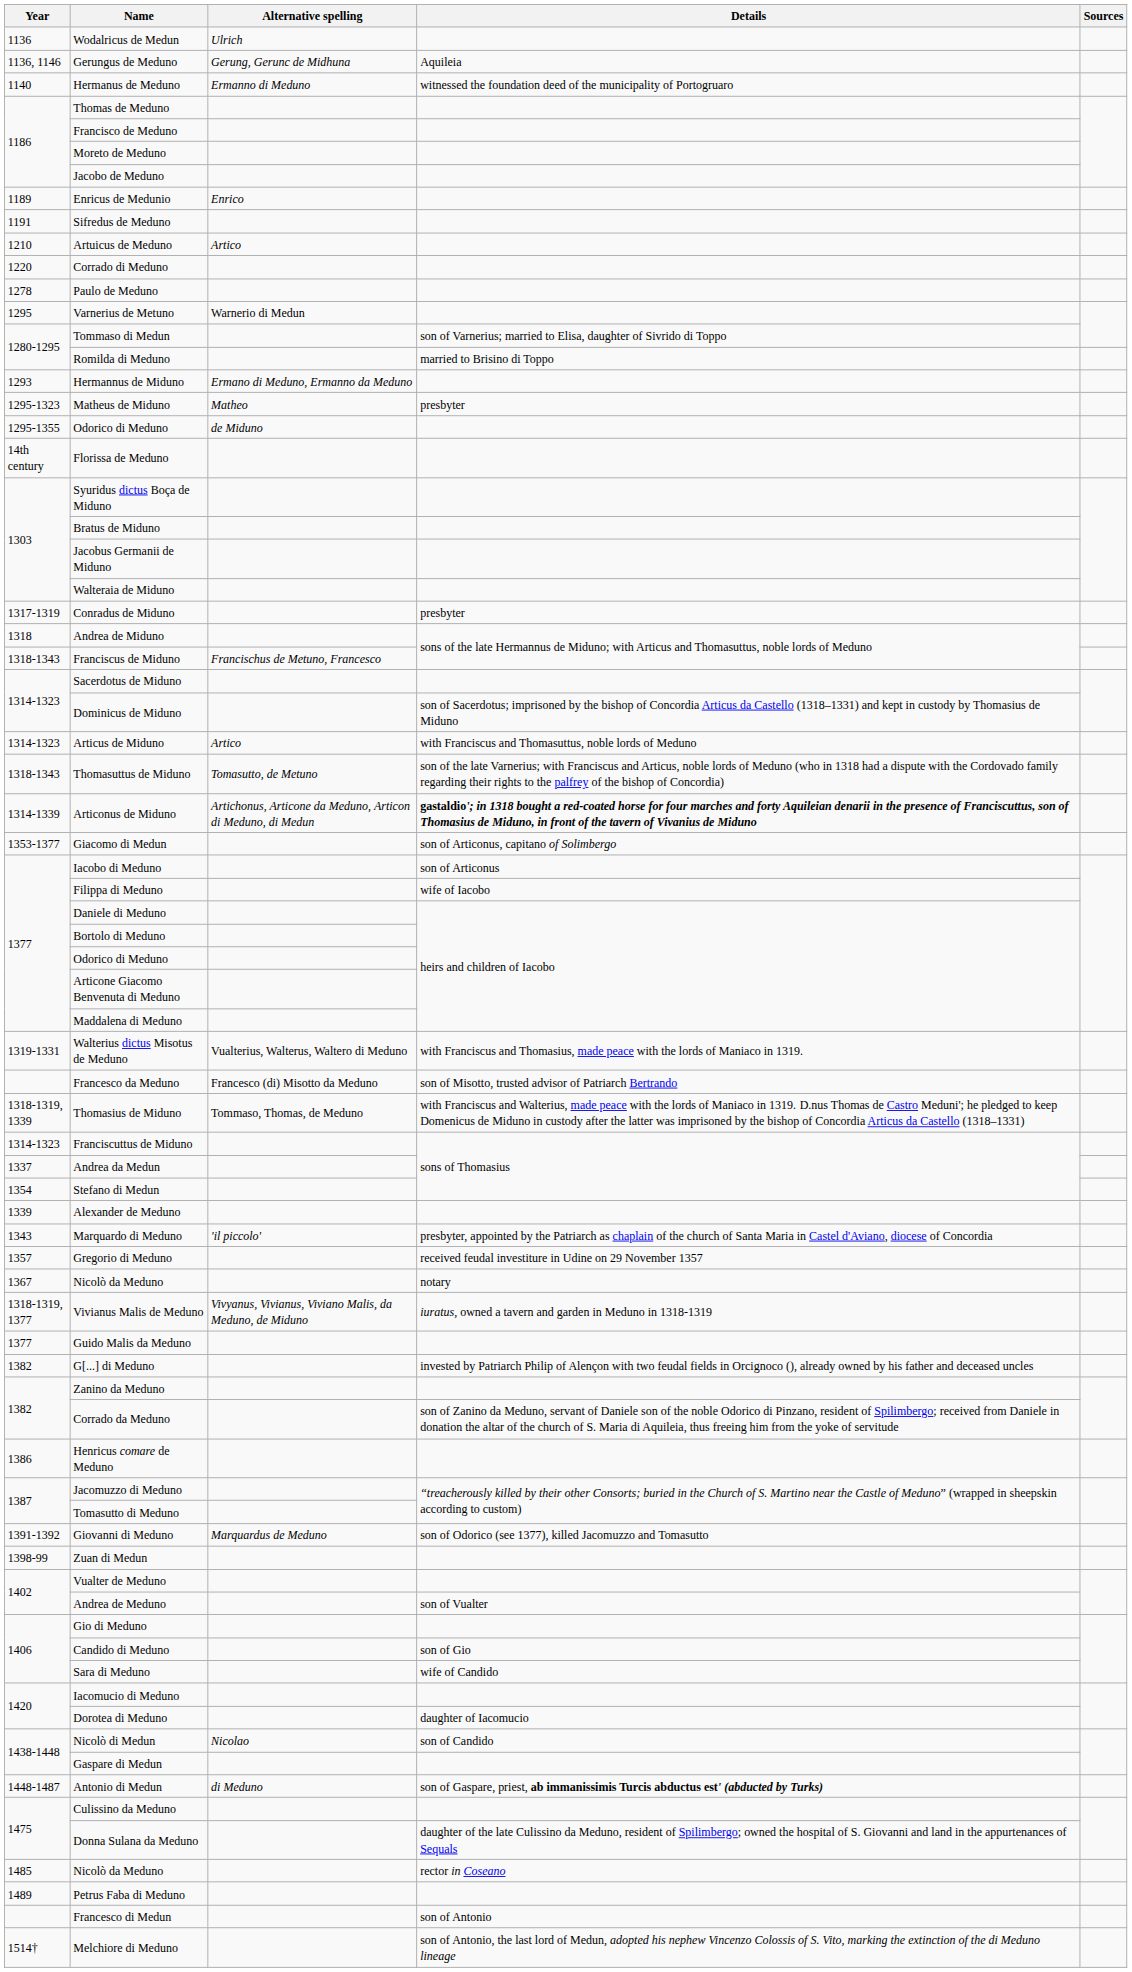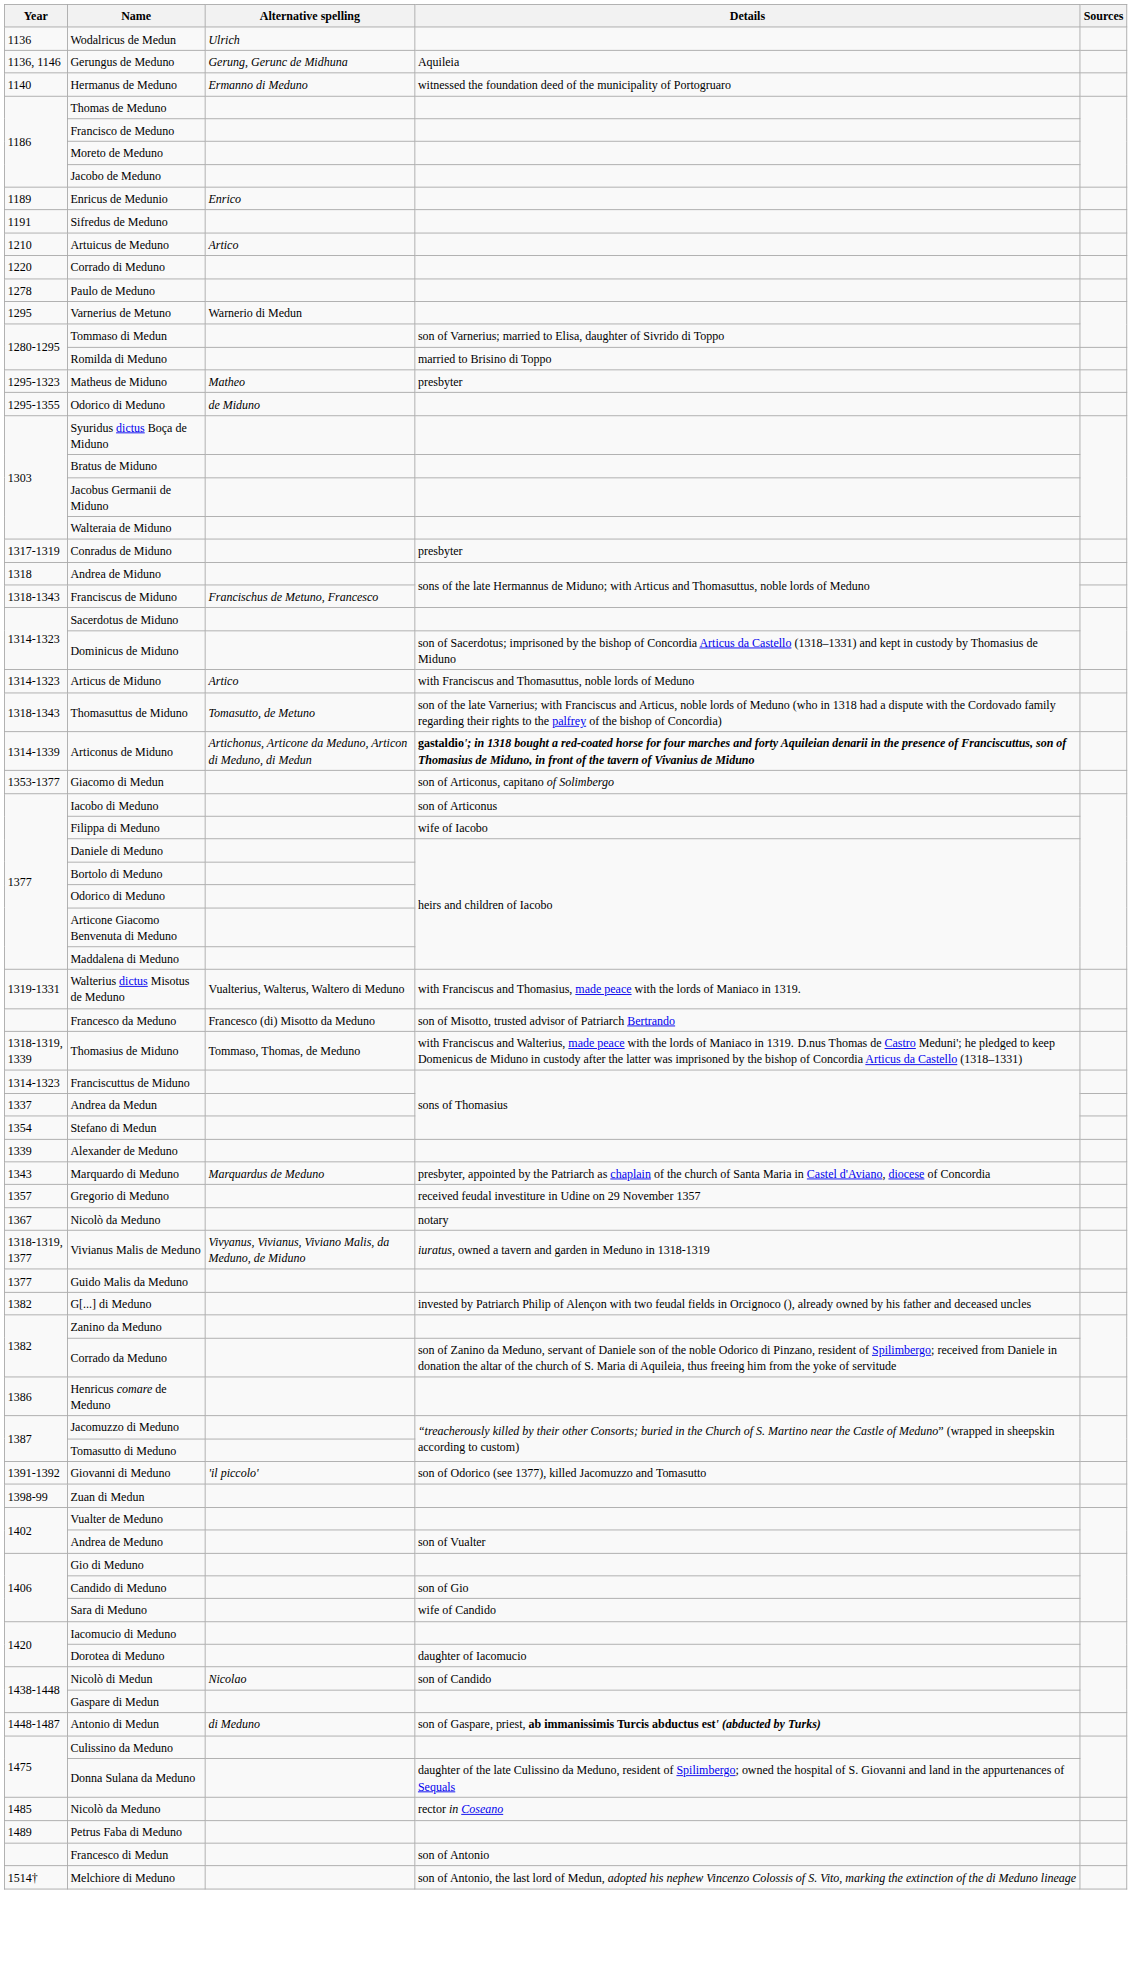- row: (20, 382)
- row: (26, 458)
(236, 1235) 'il piccolo' -> (266, 1174) Marquardus de Meduno
(269, 1535) Marquardus de Meduno -> (233, 1473) 'il piccolo'
